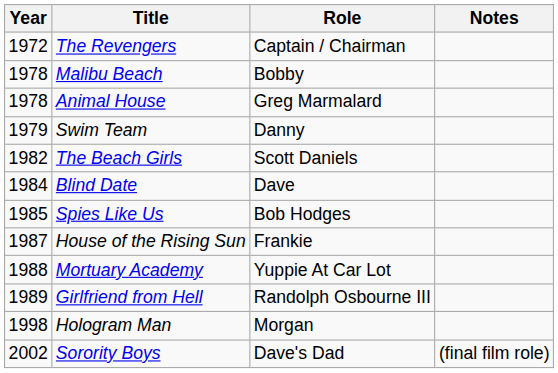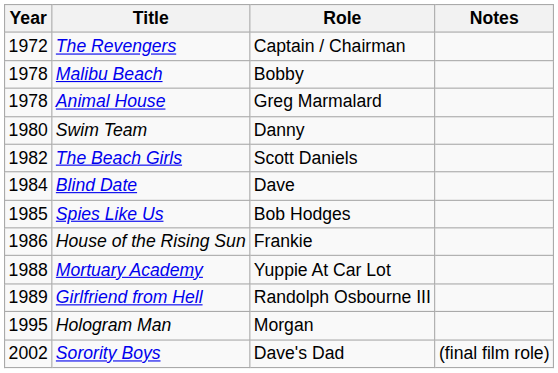(28, 130) 1979 -> (28, 130) 1980
(28, 241) 1987 -> (28, 241) 1986
(28, 325) 1998 -> (28, 325) 1995
